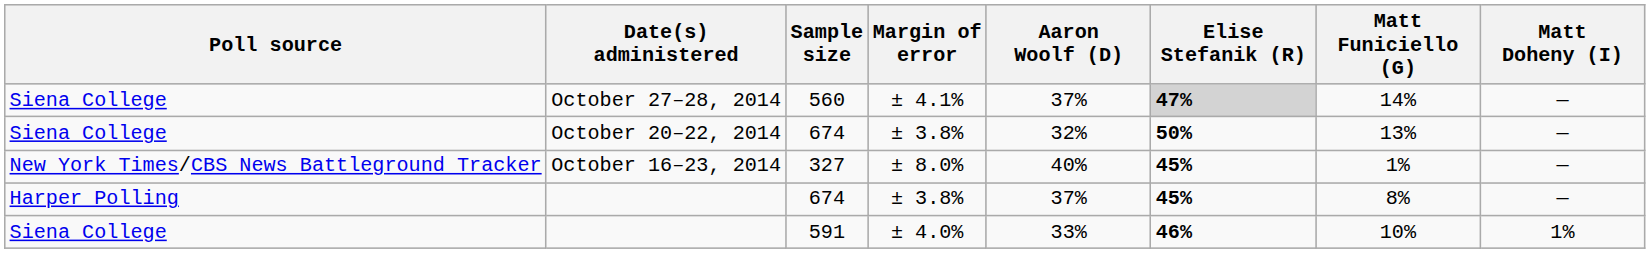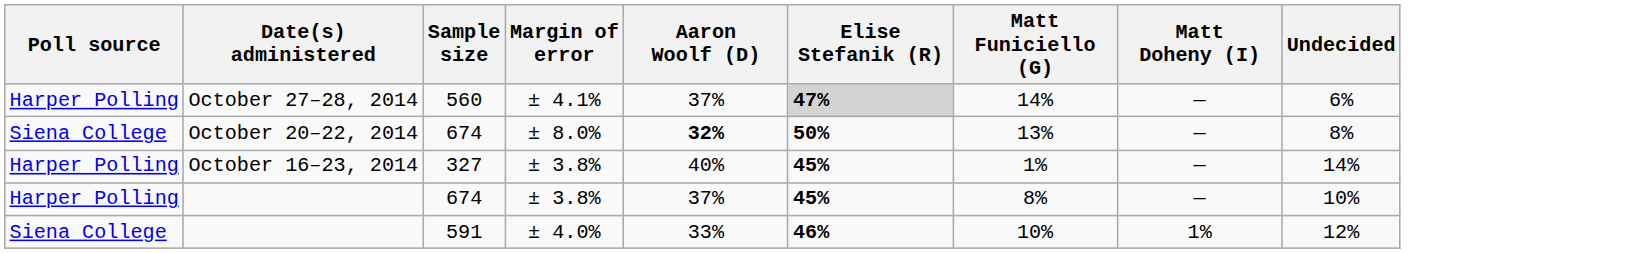+ column: (1341, 44)
(88, 101) Siena College -> (94, 101) Harper Polling
(927, 133) ± 3.8% -> (564, 133) ± 8.0%
(1069, 133) normal -> (706, 133) bold
(276, 166) New York Times/CBS News Battleground Tracker -> (94, 166) Harper Polling
(927, 166) ± 8.0% -> (564, 166) ± 3.8%
